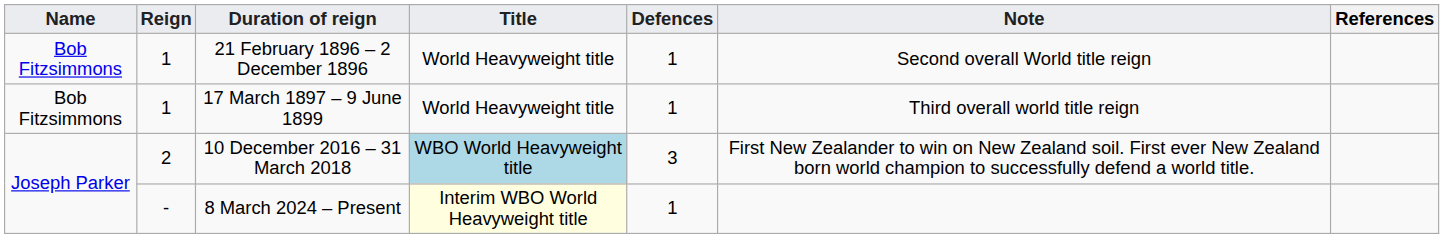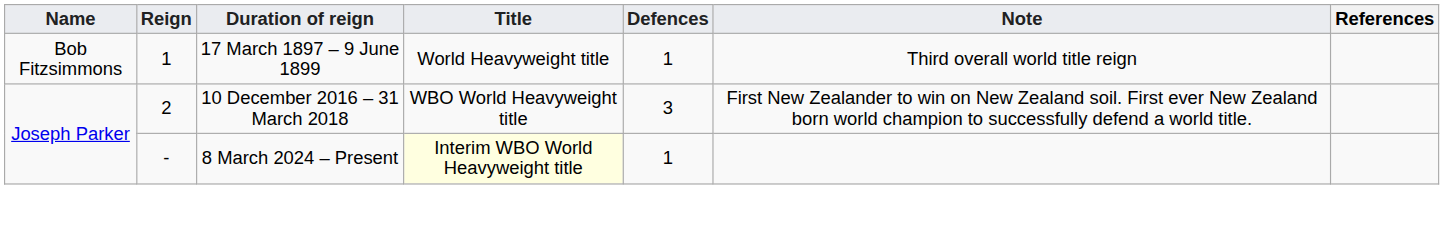- row: (303, 58)
(518, 158) lightblue background -> (513, 108) no background
